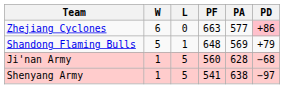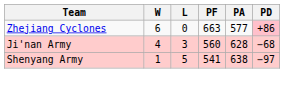- row: (71, 44)
(158, 60) 1 -> (158, 44) 4
(185, 60) 5 -> (185, 44) 3
